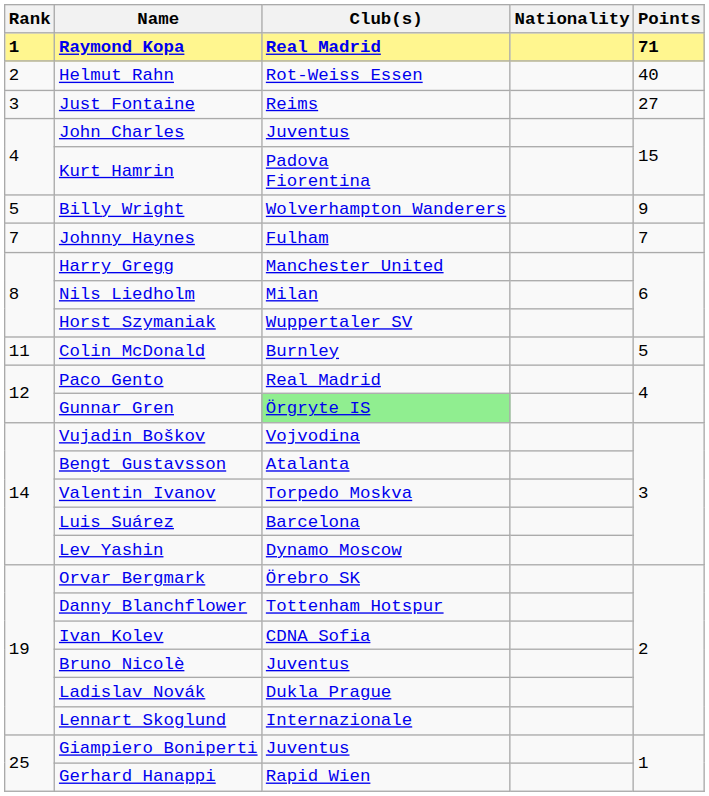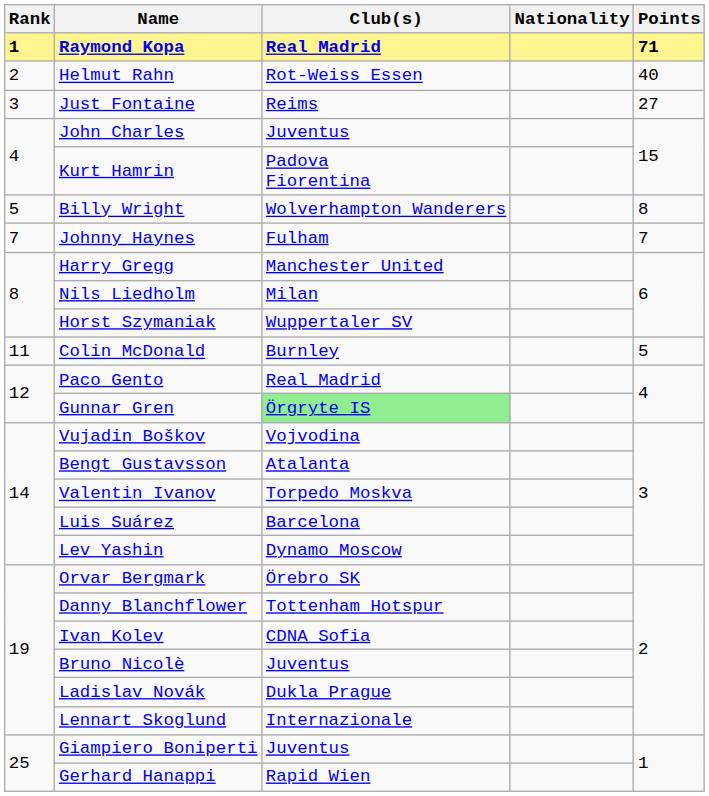(643, 209) 9 -> (643, 209) 8
